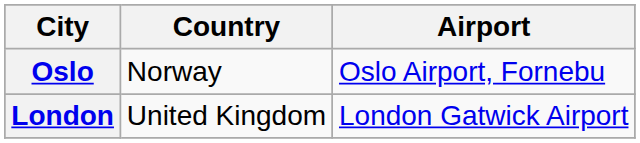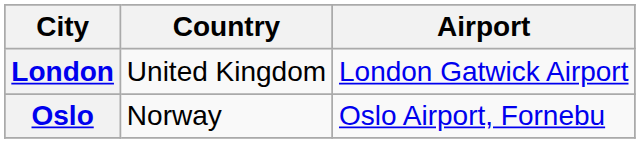rows swapped: (63, 71) <-> (63, 115)
